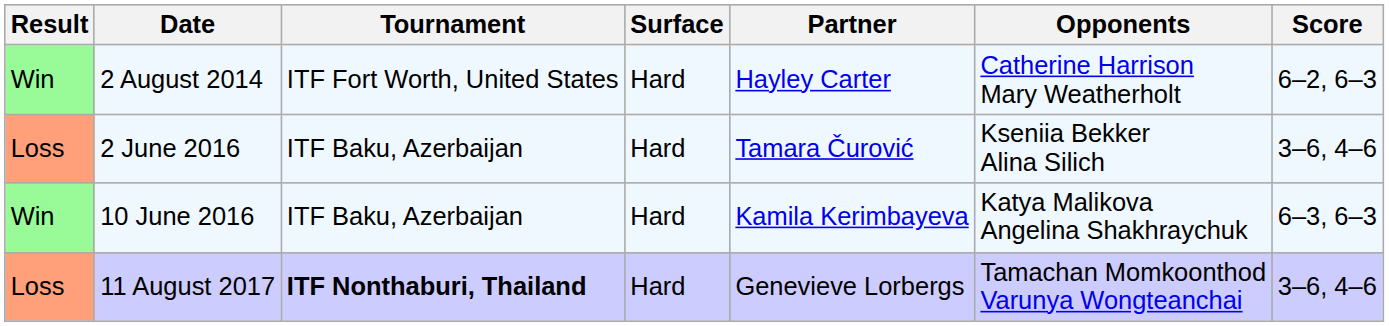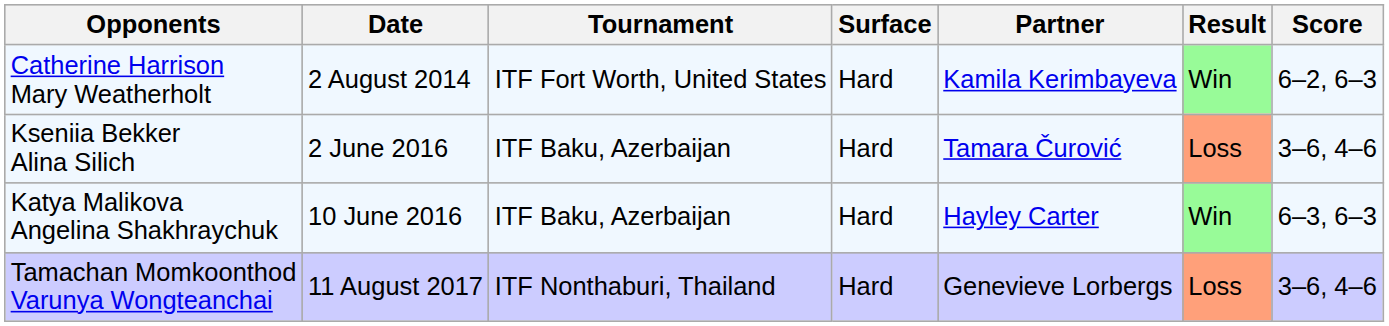columns swapped: (50, 24) <-> (1123, 24)
(813, 79) Hayley Carter -> (1060, 79) Kamila Kerimbayeva
(852, 217) Kamila Kerimbayeva -> (1021, 217) Hayley Carter
(437, 286) bold -> (635, 286) normal
